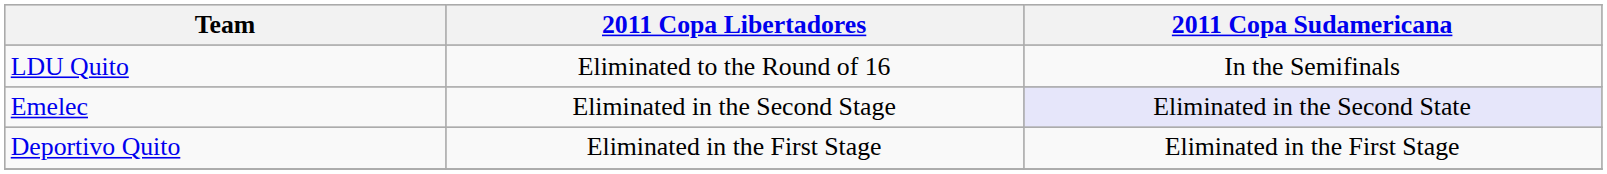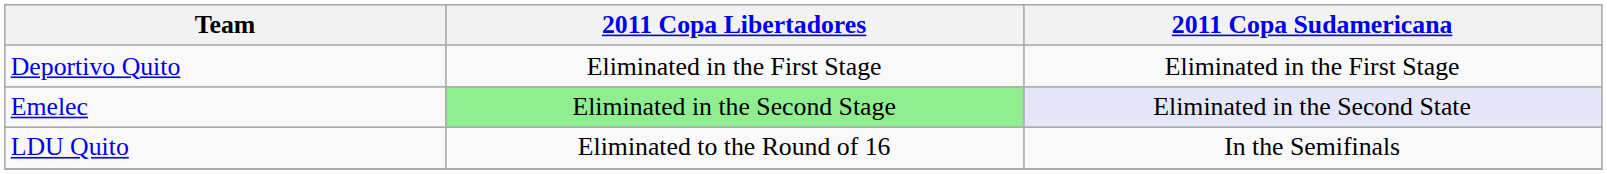rows swapped: (96, 147) <-> (70, 65)
(734, 106) no background -> (734, 106) lightgreen background
